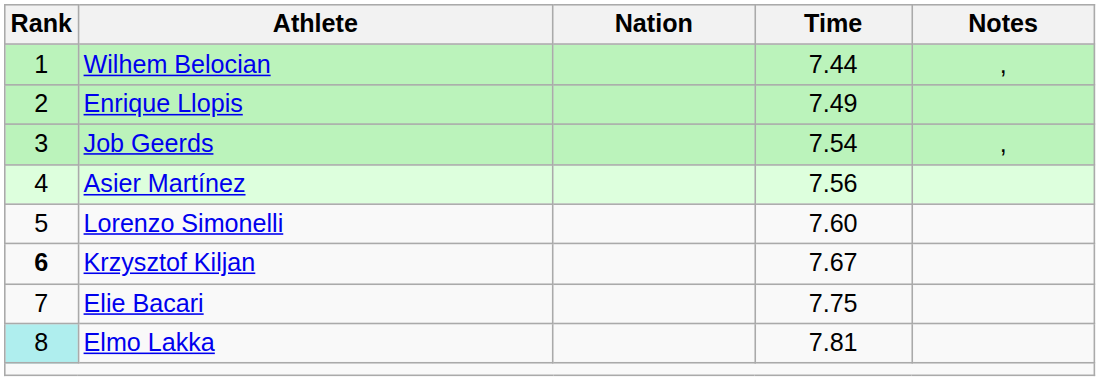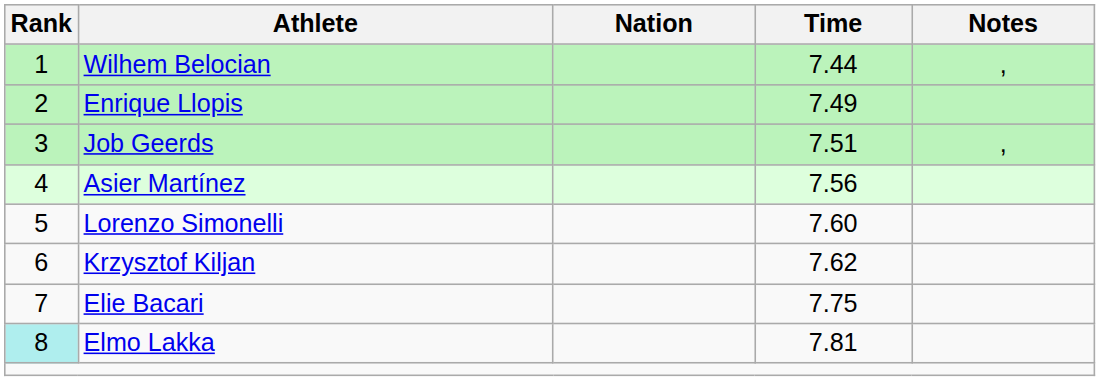(833, 143) 7.54 -> (833, 143) 7.51
(41, 263) bold -> (41, 263) normal
(833, 263) 7.67 -> (833, 263) 7.62
